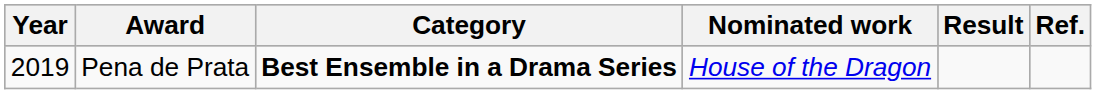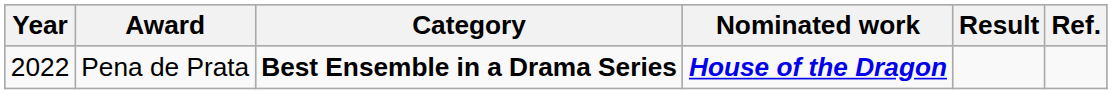(40, 66) 2019 -> (40, 66) 2022
(810, 66) normal -> (818, 66) bold
